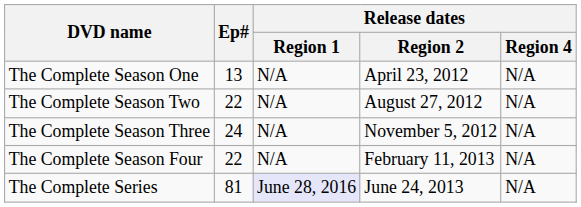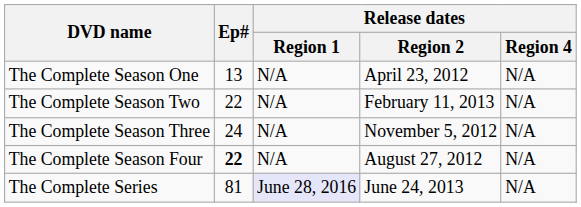(423, 103) August 27, 2012 -> (429, 103) February 11, 2013
(234, 159) normal -> (234, 159) bold
(429, 159) February 11, 2013 -> (423, 159) August 27, 2012
